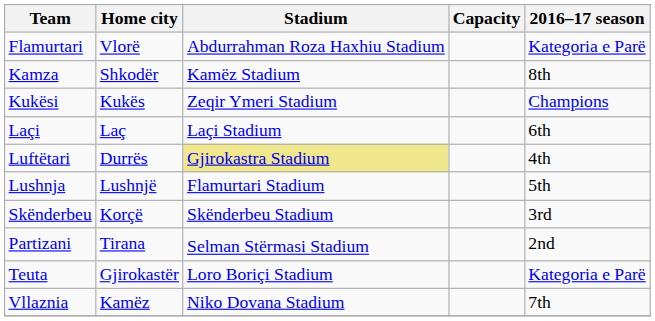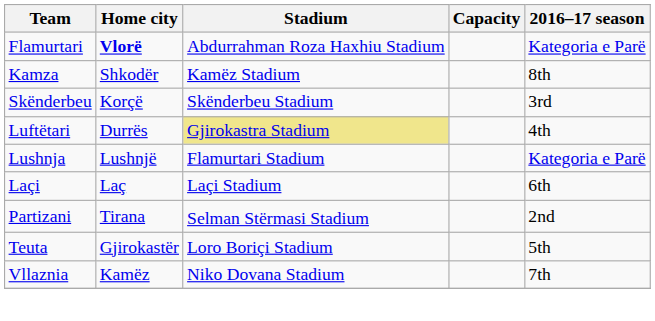(120, 46) normal -> (121, 46) bold
- row: (34, 102)
rows swapped: (24, 130) <-> (50, 213)
(540, 185) 5th -> (587, 158) Kategoria e Parë
(587, 274) Kategoria e Parë -> (540, 246) 5th
